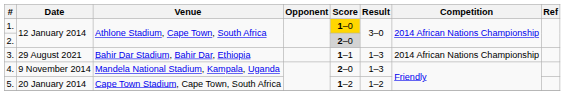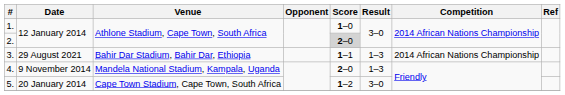(345, 26) gold background -> (345, 26) no background
(376, 84) 1–2 -> (376, 84) 3–0
